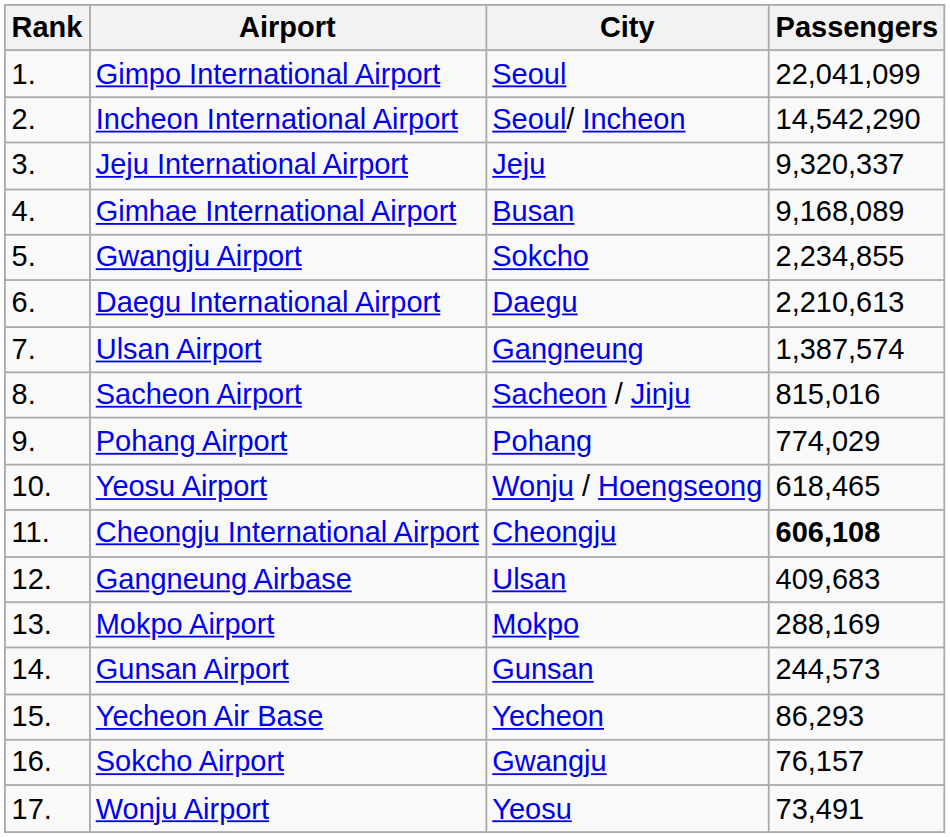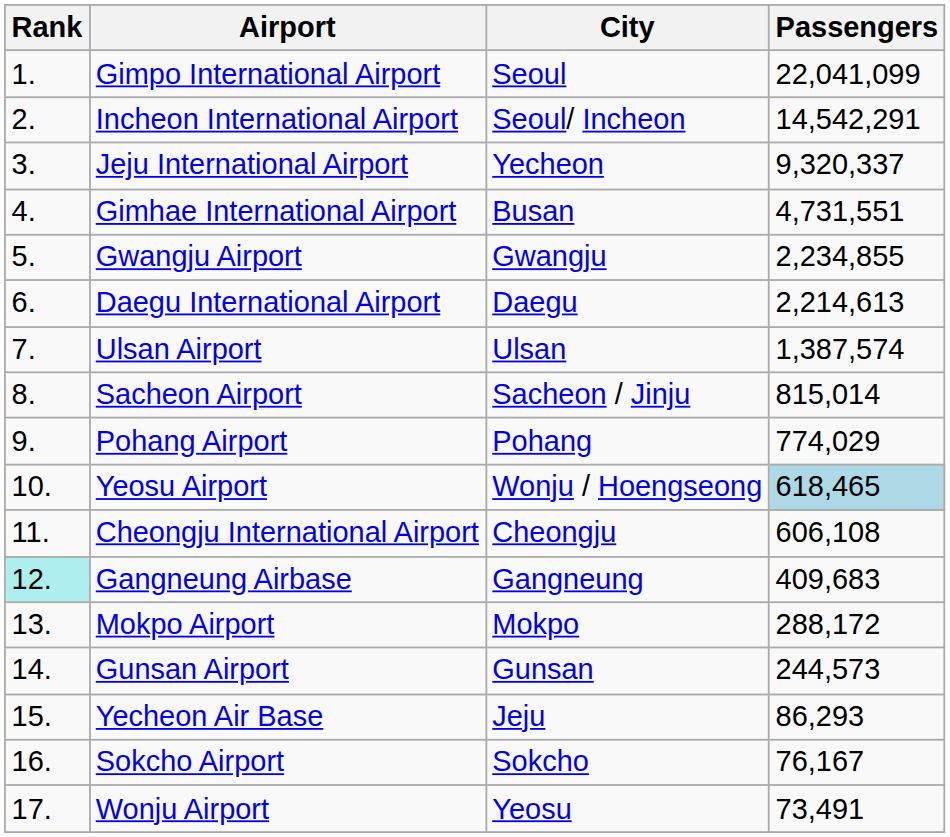(848, 119) 14,542,290 -> (848, 119) 14,542,291
(519, 165) Jeju -> (548, 165) Yecheon
(840, 211) 9,168,089 -> (840, 211) 4,731,551
(541, 257) Sokcho -> (549, 257) Gwangju
(840, 303) 2,210,613 -> (840, 303) 2,214,613
(568, 348) Gangneung -> (529, 348) Ulsan
(828, 394) 815,016 -> (828, 394) 815,014
(828, 486) no background -> (828, 486) lightblue background
(828, 532) bold -> (828, 532) normal
(32, 578) no background -> (32, 578) paleturquoise background
(529, 578) Ulsan -> (568, 578) Gangneung
(828, 624) 288,169 -> (828, 624) 288,172
(548, 716) Yecheon -> (519, 716) Jeju
(549, 762) Gwangju -> (541, 762) Sokcho
(820, 762) 76,157 -> (820, 762) 76,167
